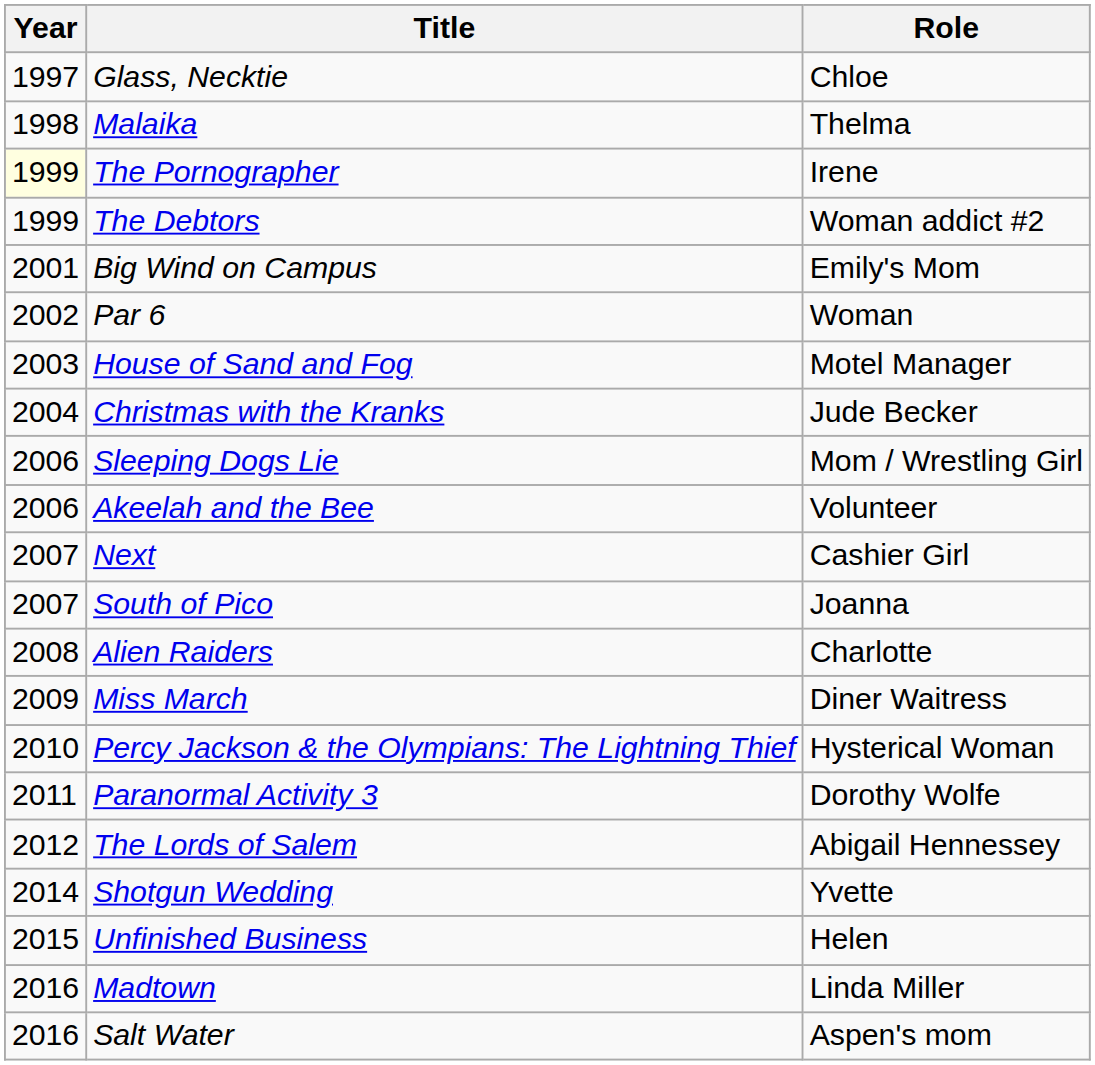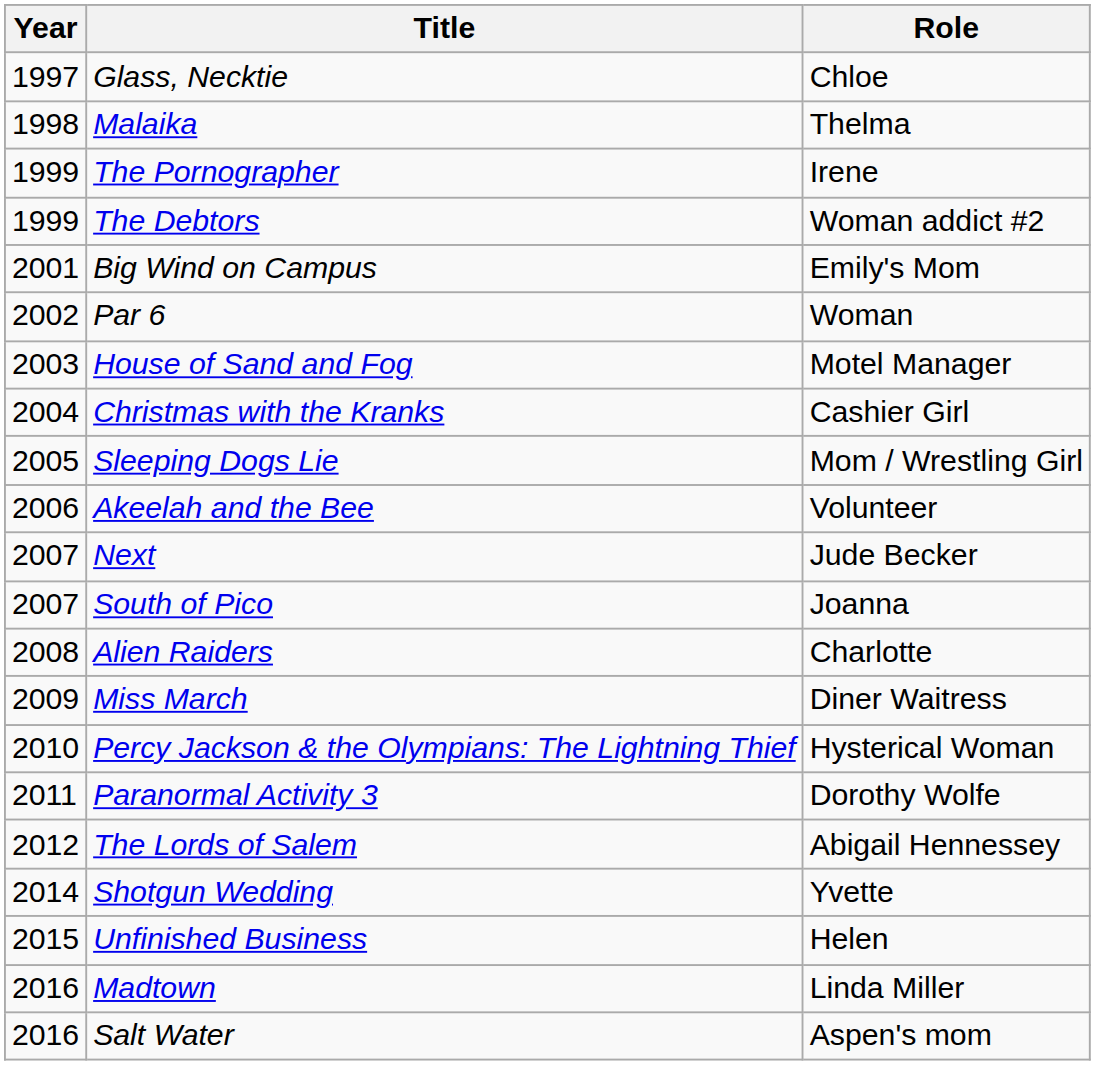(46, 172) lightyellow background -> (46, 172) no background
(894, 412) Jude Becker -> (889, 412) Cashier Girl
(46, 460) 2006 -> (46, 460) 2005
(889, 556) Cashier Girl -> (894, 556) Jude Becker
